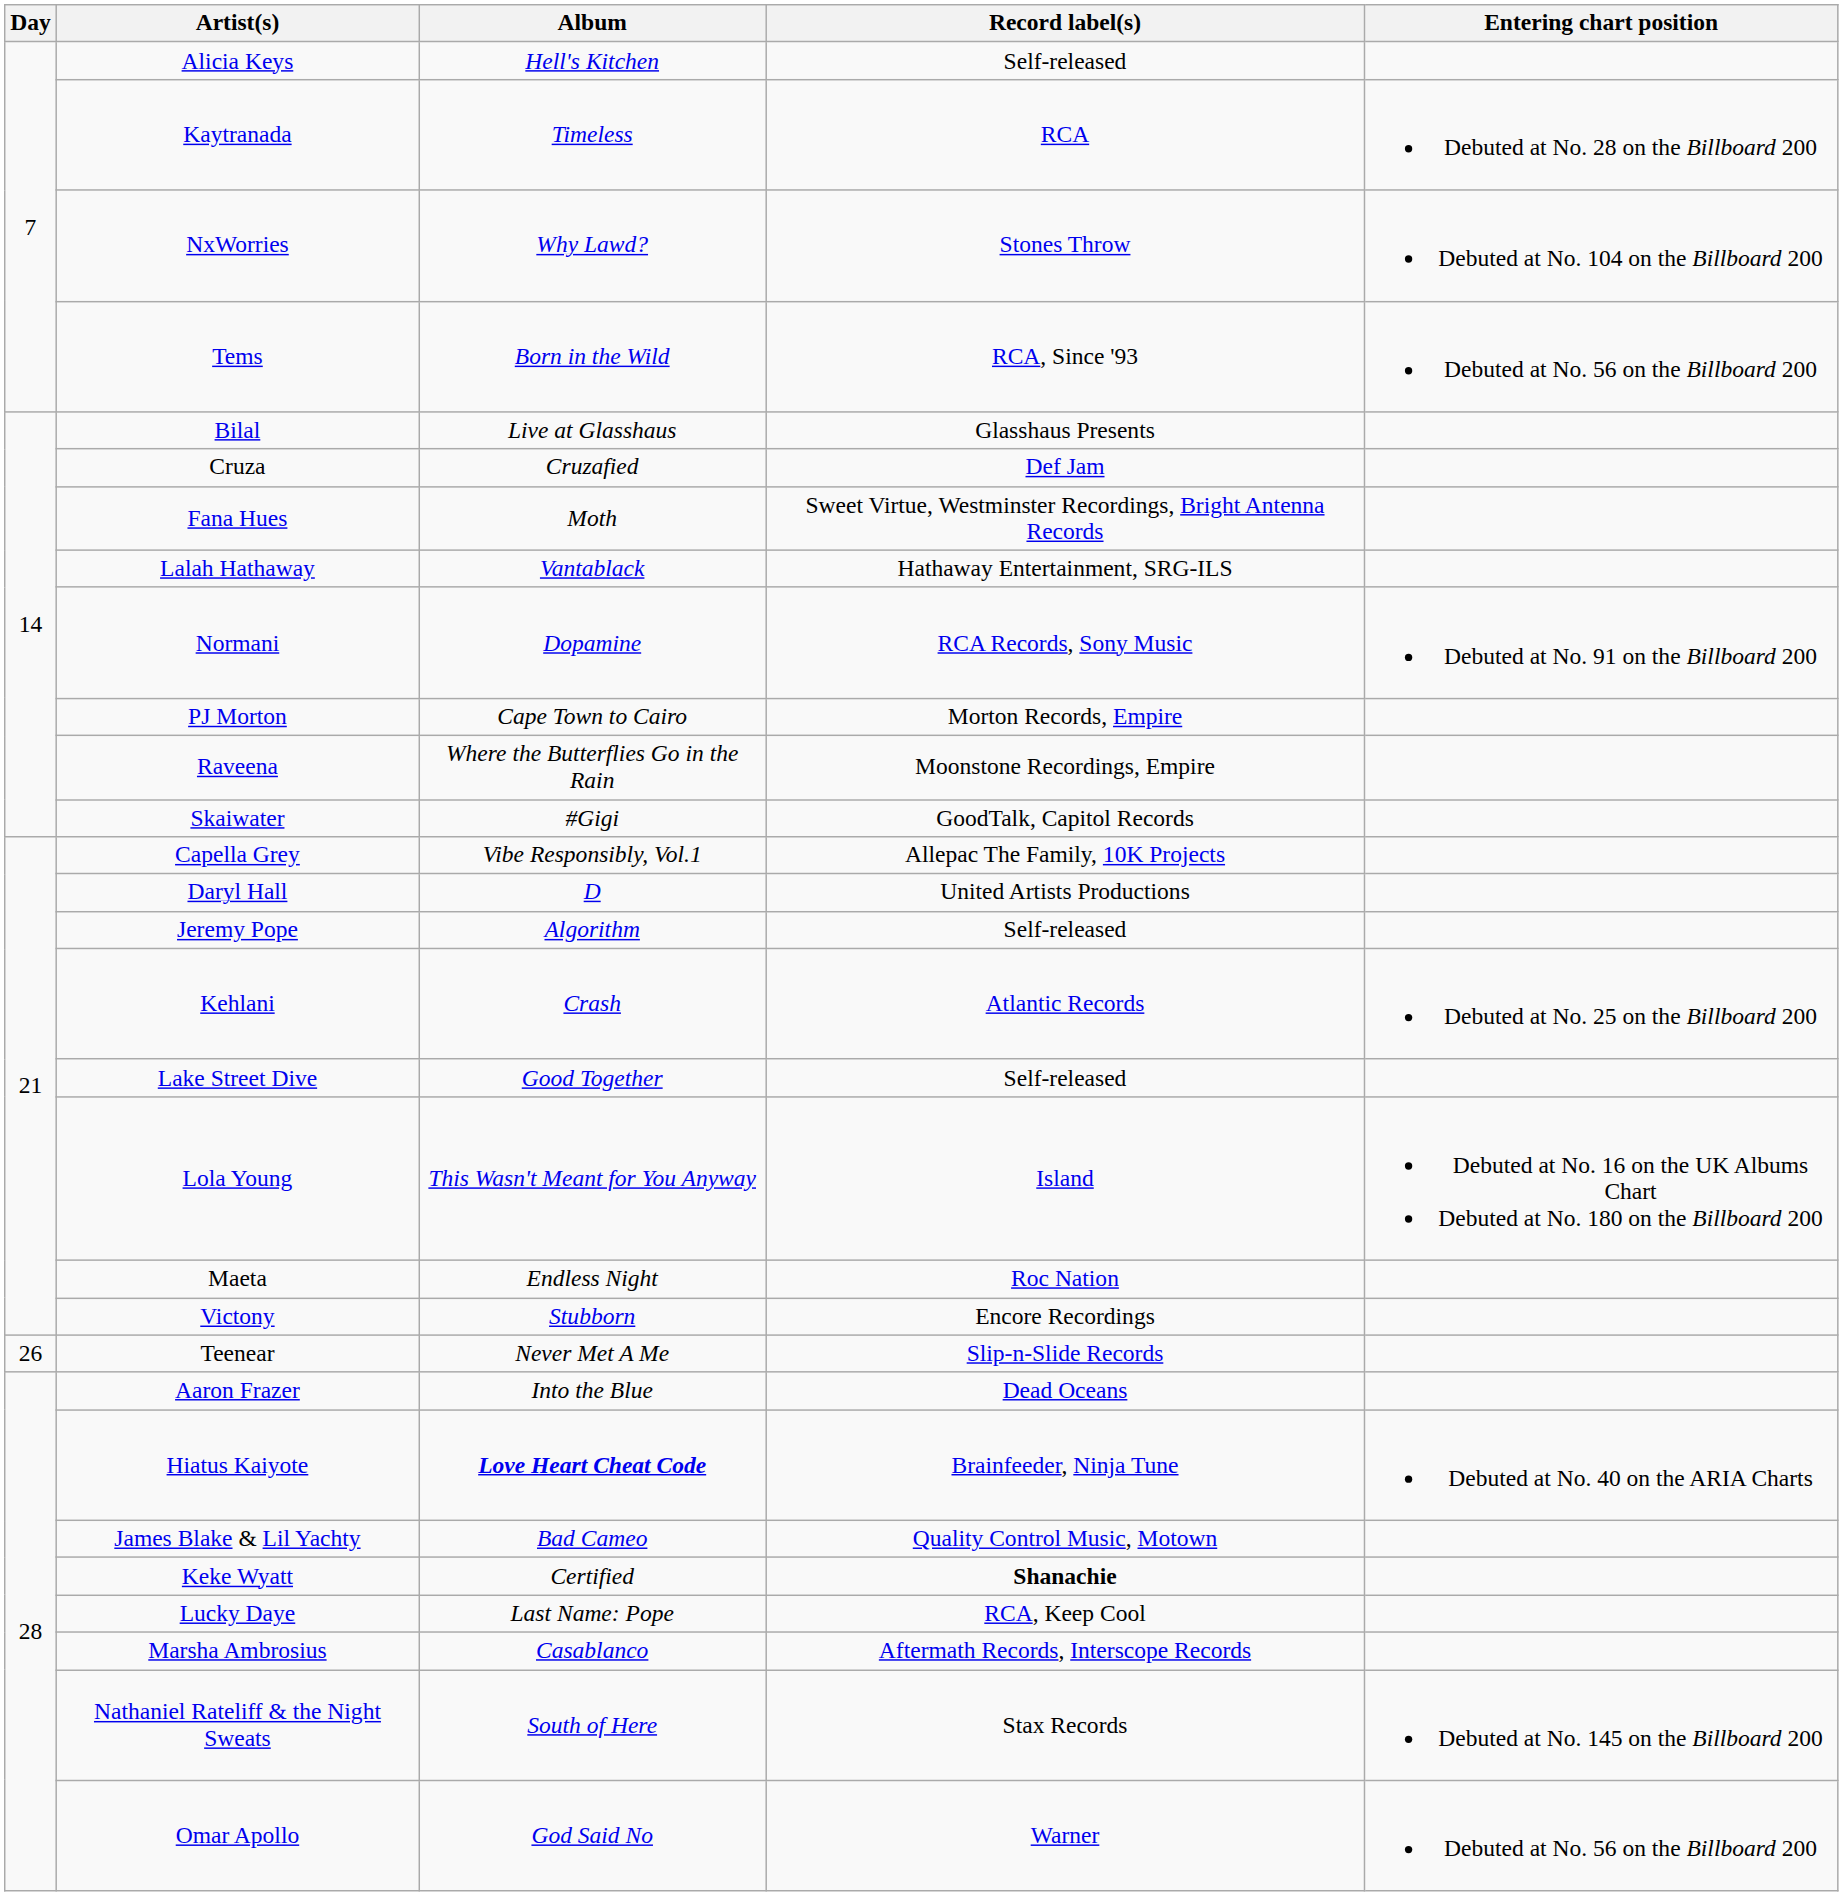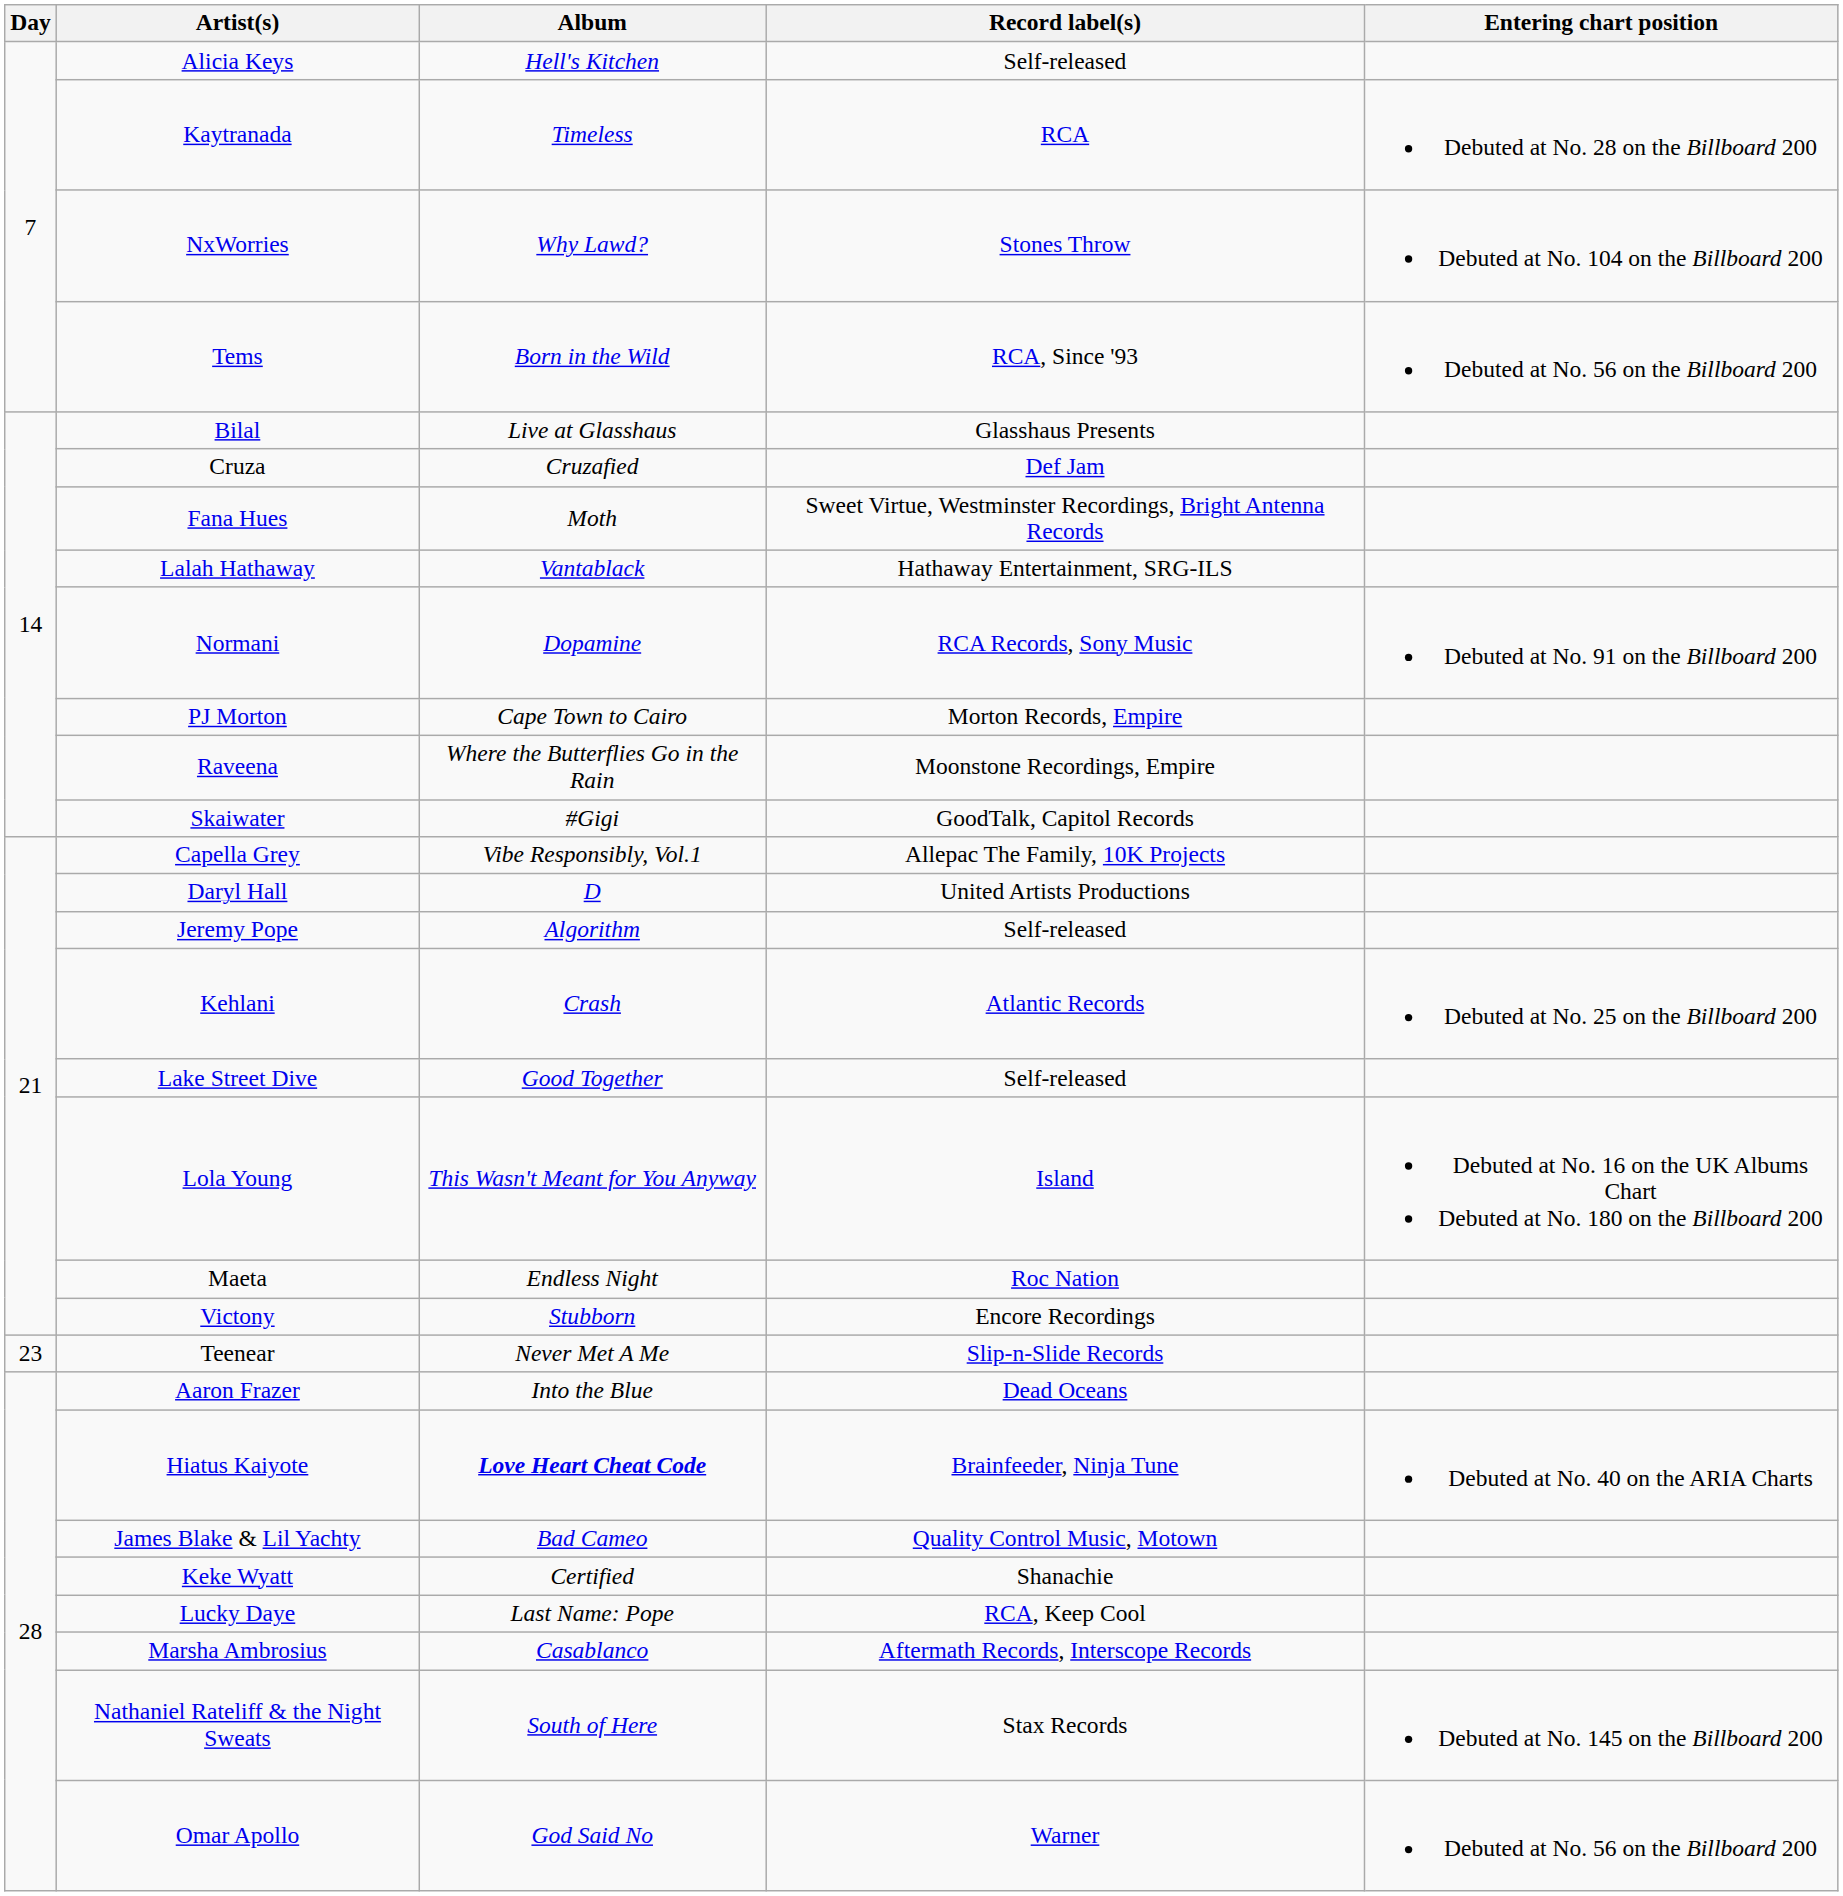(30, 1353) 26 -> (30, 1353) 23
(1065, 1576) bold -> (1065, 1576) normal
